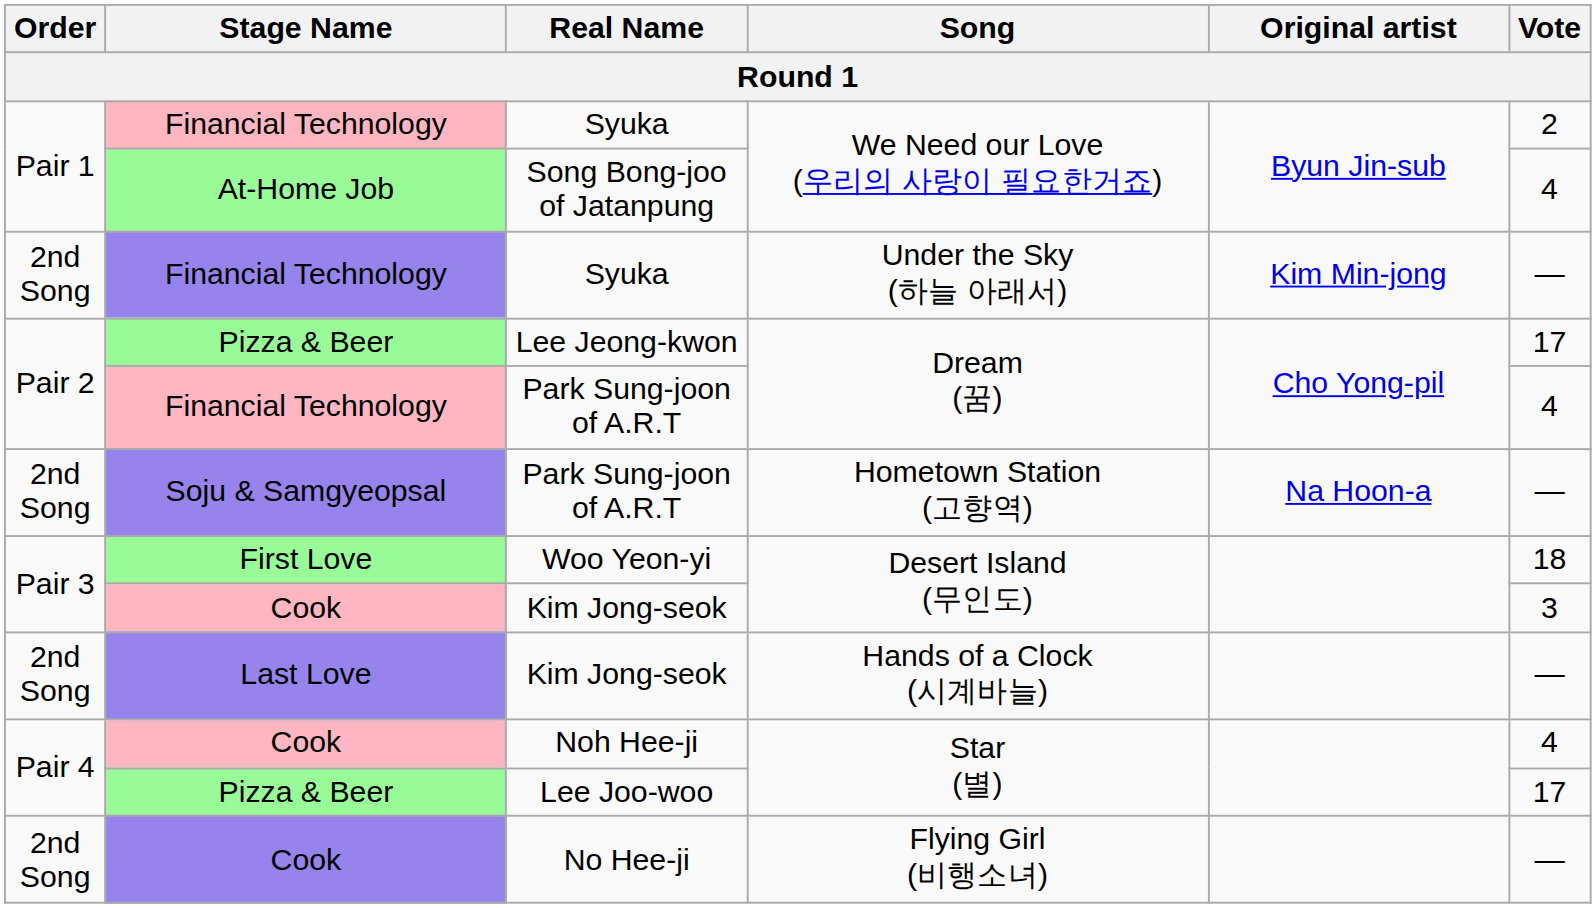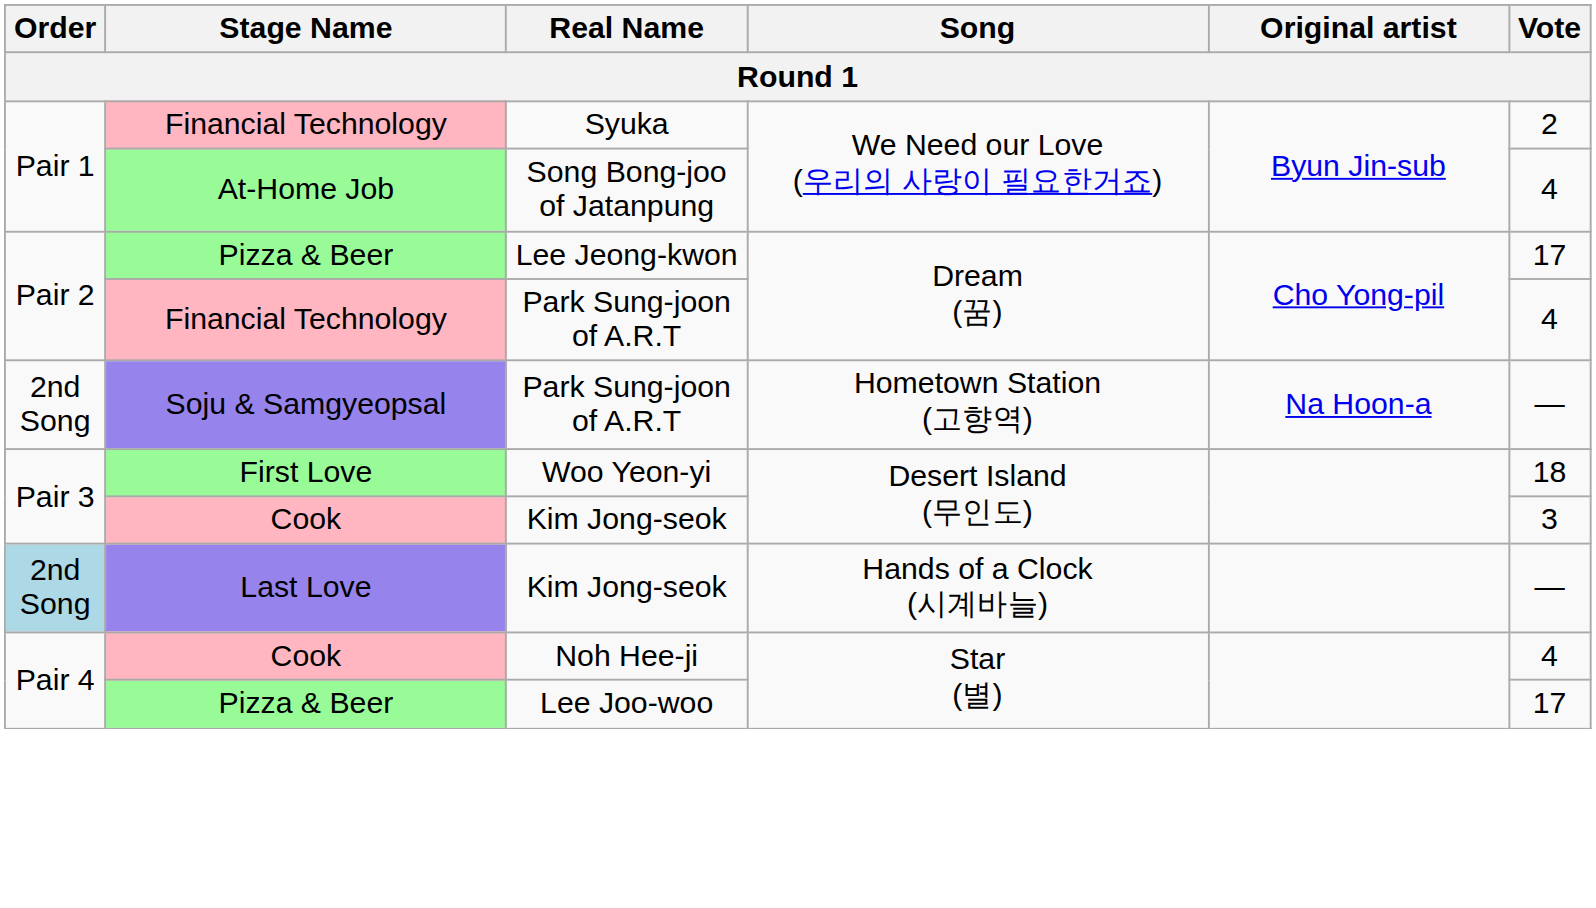- row: (627, 274)
(55, 675) no background -> (55, 587) lightblue background
- row: (627, 858)
